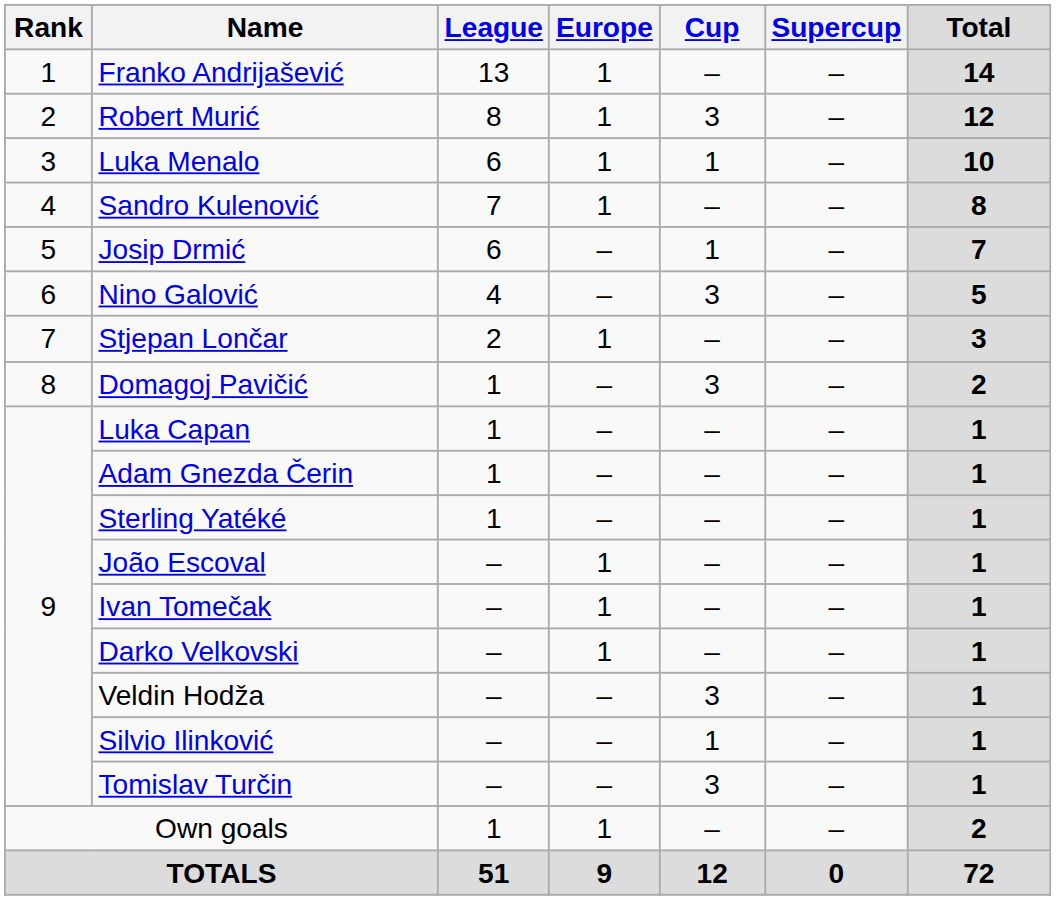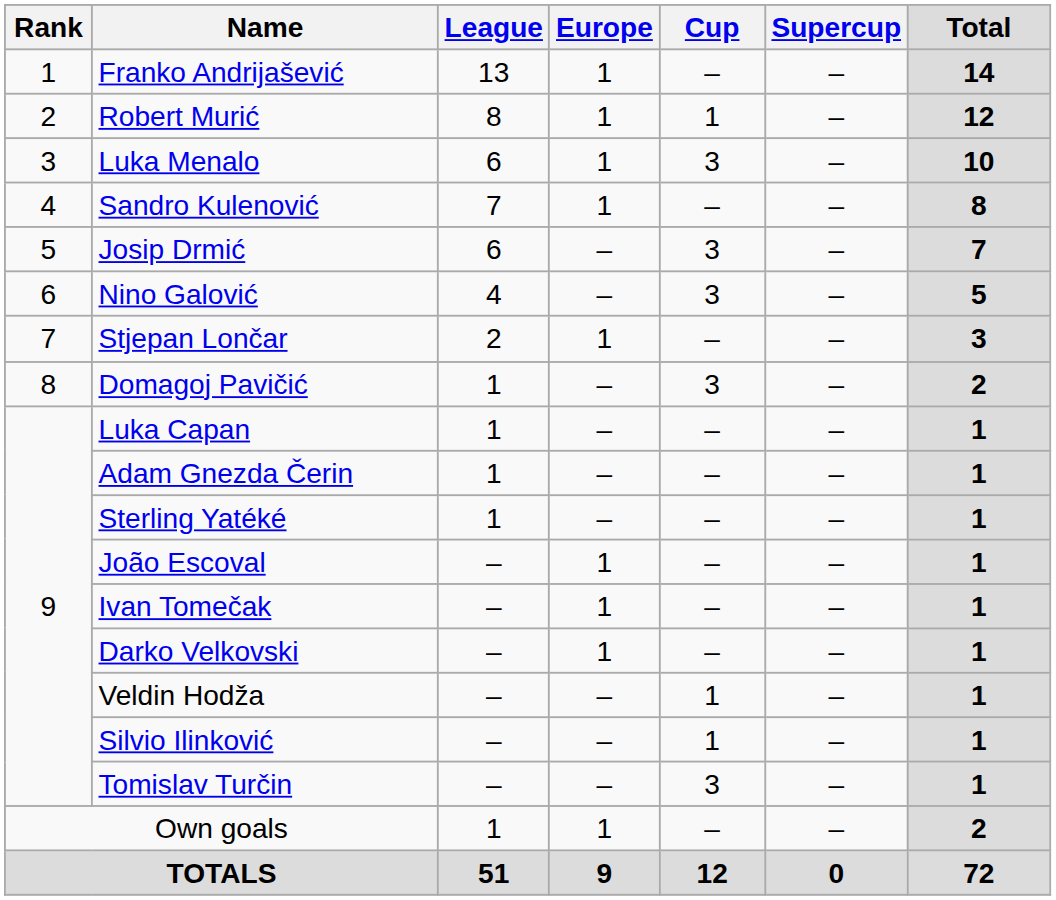(712, 116) 3 -> (712, 116) 1
(712, 161) 1 -> (712, 161) 3
(712, 250) 1 -> (712, 250) 3
(712, 695) 3 -> (712, 695) 1
